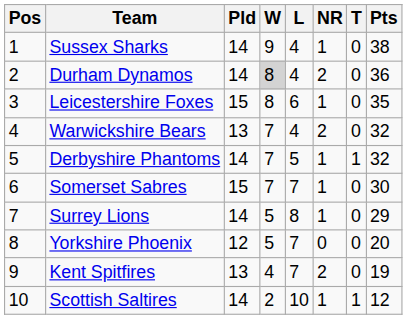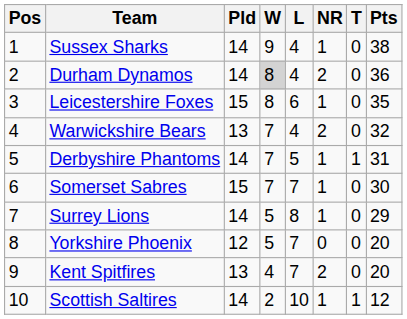(380, 159) 32 -> (380, 159) 31
(380, 272) 19 -> (380, 272) 20
